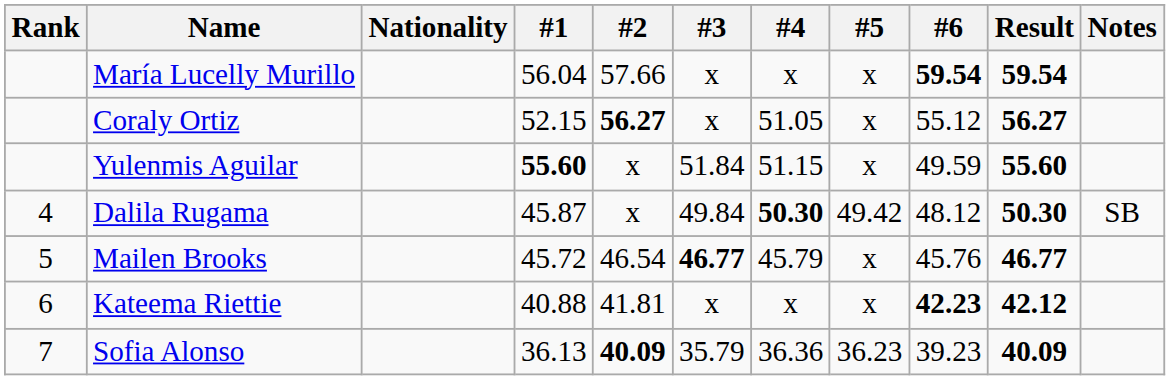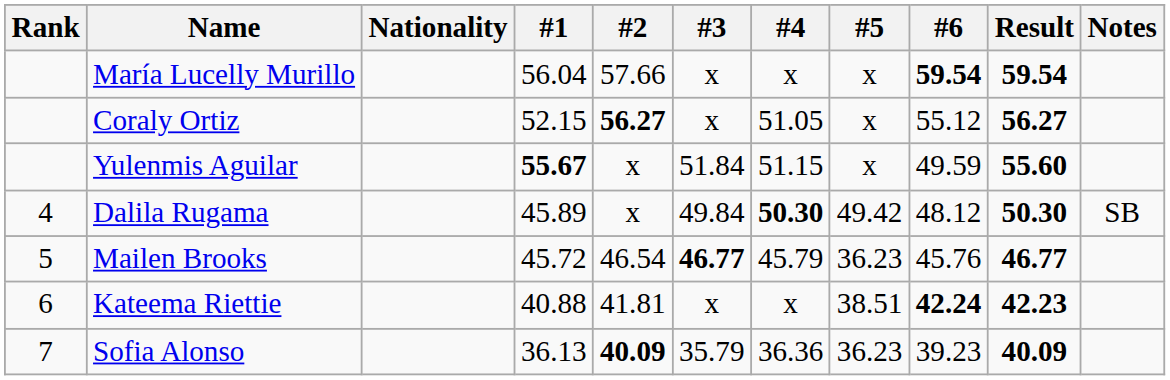(554, 166) 55.60 -> (554, 166) 55.67
(554, 212) 45.87 -> (554, 212) 45.89
(870, 258) x -> (870, 258) 36.23
(870, 304) x -> (870, 304) 38.51
(949, 304) 42.23 -> (949, 304) 42.24
(1034, 304) 42.12 -> (1034, 304) 42.23
